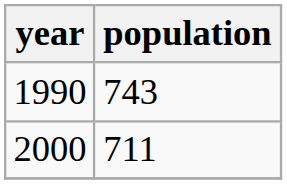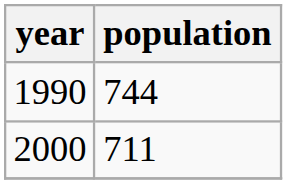(131, 91) 743 -> (131, 91) 744
